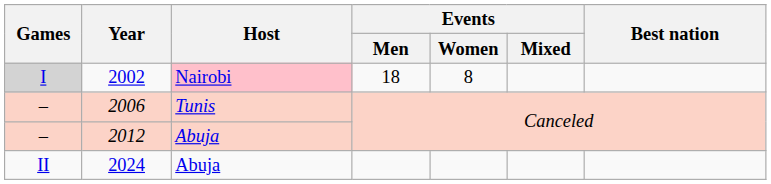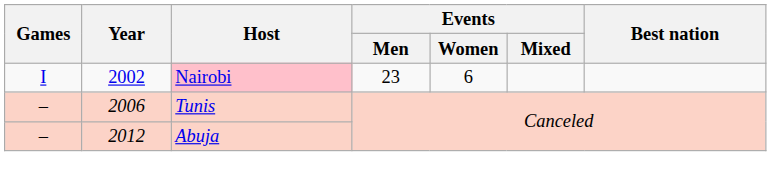(43, 77) lightgrey background -> (43, 77) no background
(391, 77) 18 -> (391, 77) 23
(468, 77) 8 -> (468, 77) 6
- row: (127, 164)
